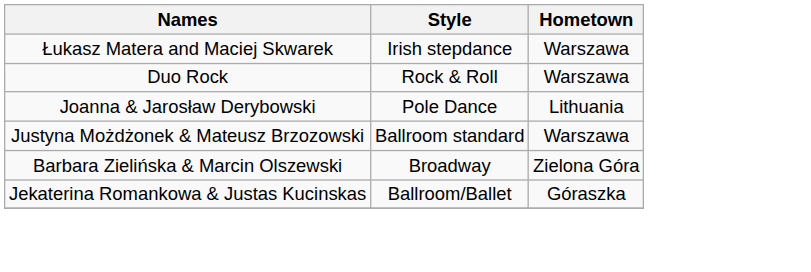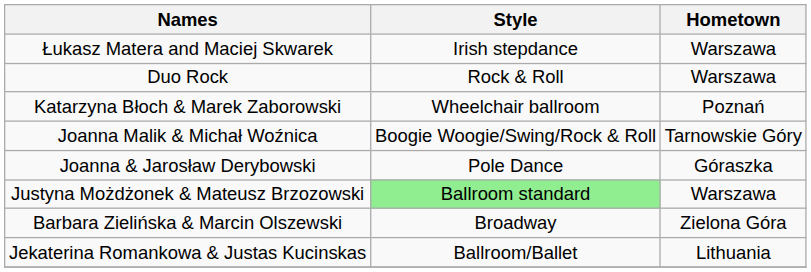+ row: (188, 107)
+ row: (188, 136)
(586, 107) Lithuania -> (733, 165) Góraszka
(450, 136) no background -> (516, 194) lightgreen background
(586, 194) Góraszka -> (733, 253) Lithuania
